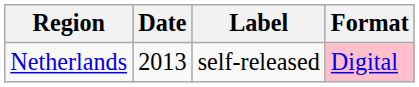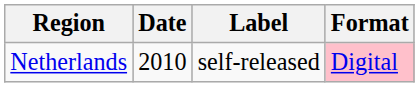(162, 61) 2013 -> (162, 61) 2010
